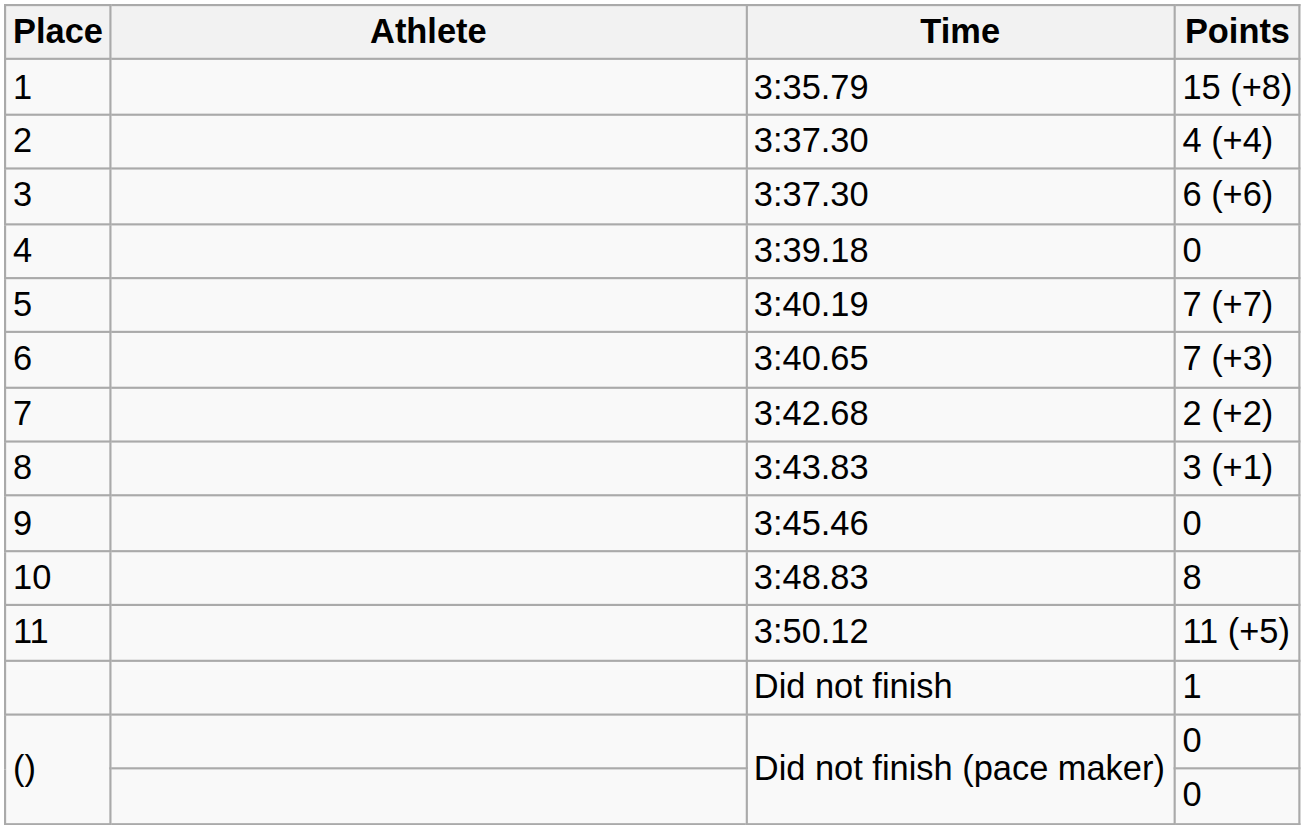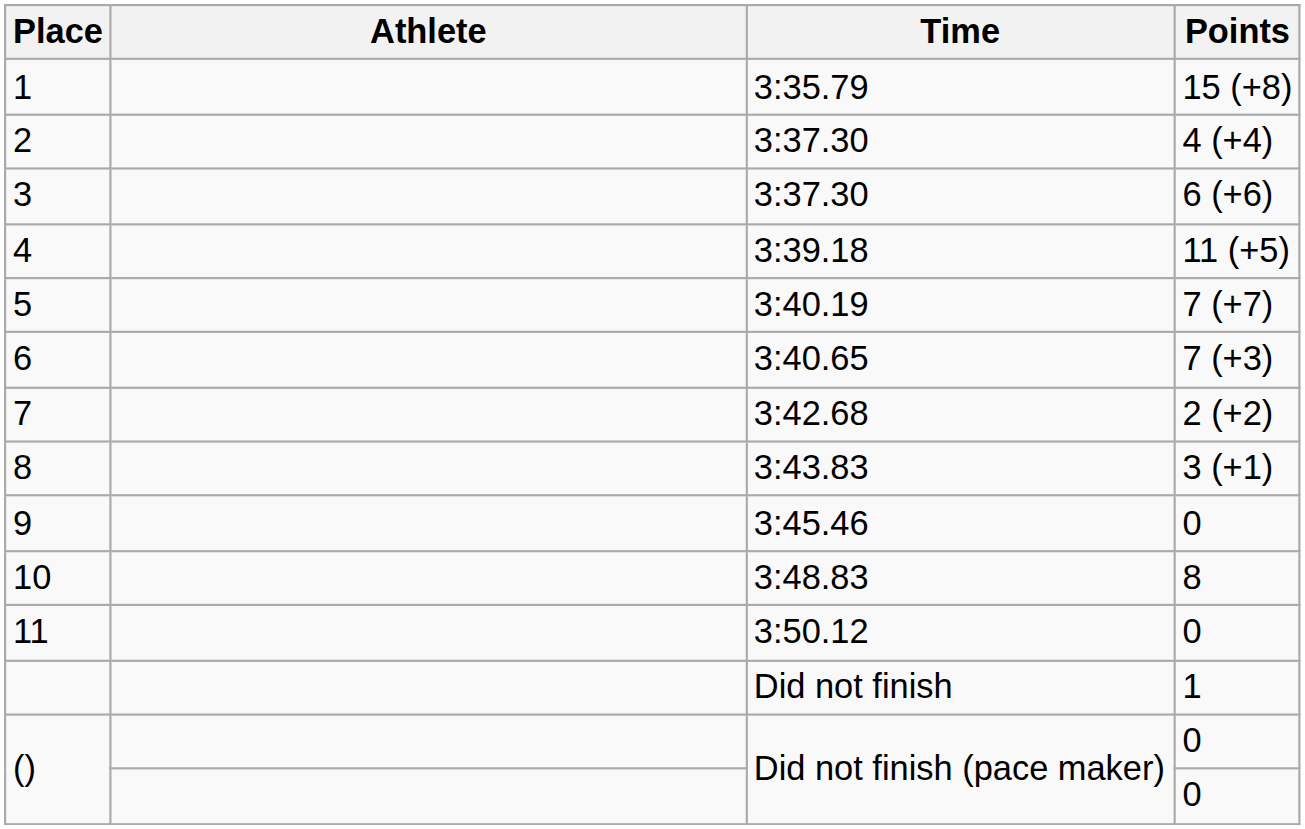(1192, 250) 0 -> (1236, 250) 11 (+5)
(1236, 631) 11 (+5) -> (1192, 631) 0
